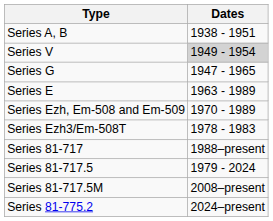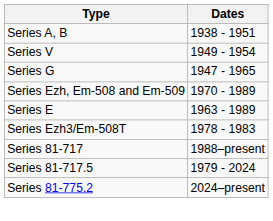(223, 52) lightgrey background -> (223, 52) no background
rows swapped: (30, 91) <-> (96, 110)
- row: (55, 187)
